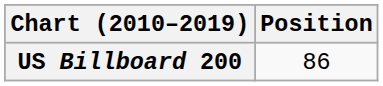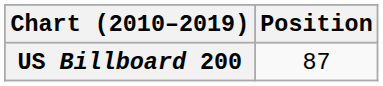(317, 62) 86 -> (317, 62) 87
